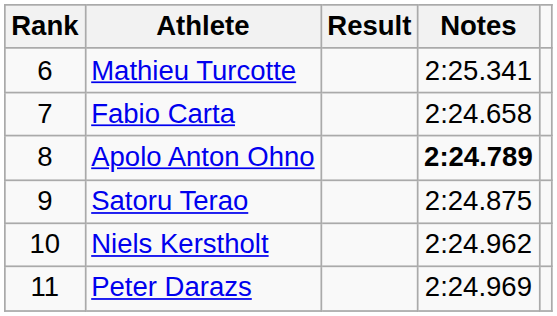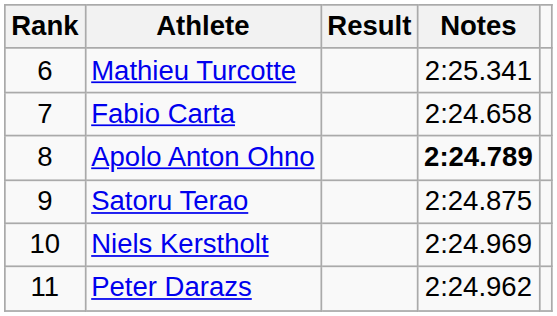(478, 244) 2:24.962 -> (478, 244) 2:24.969
(478, 288) 2:24.969 -> (478, 288) 2:24.962
